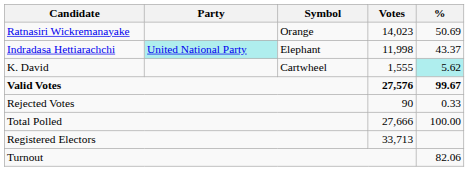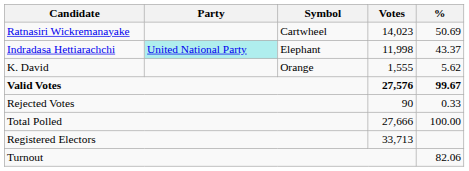(297, 31) Orange -> (303, 31) Cartwheel
(303, 67) Cartwheel -> (297, 67) Orange
(451, 67) paleturquoise background -> (451, 67) no background
